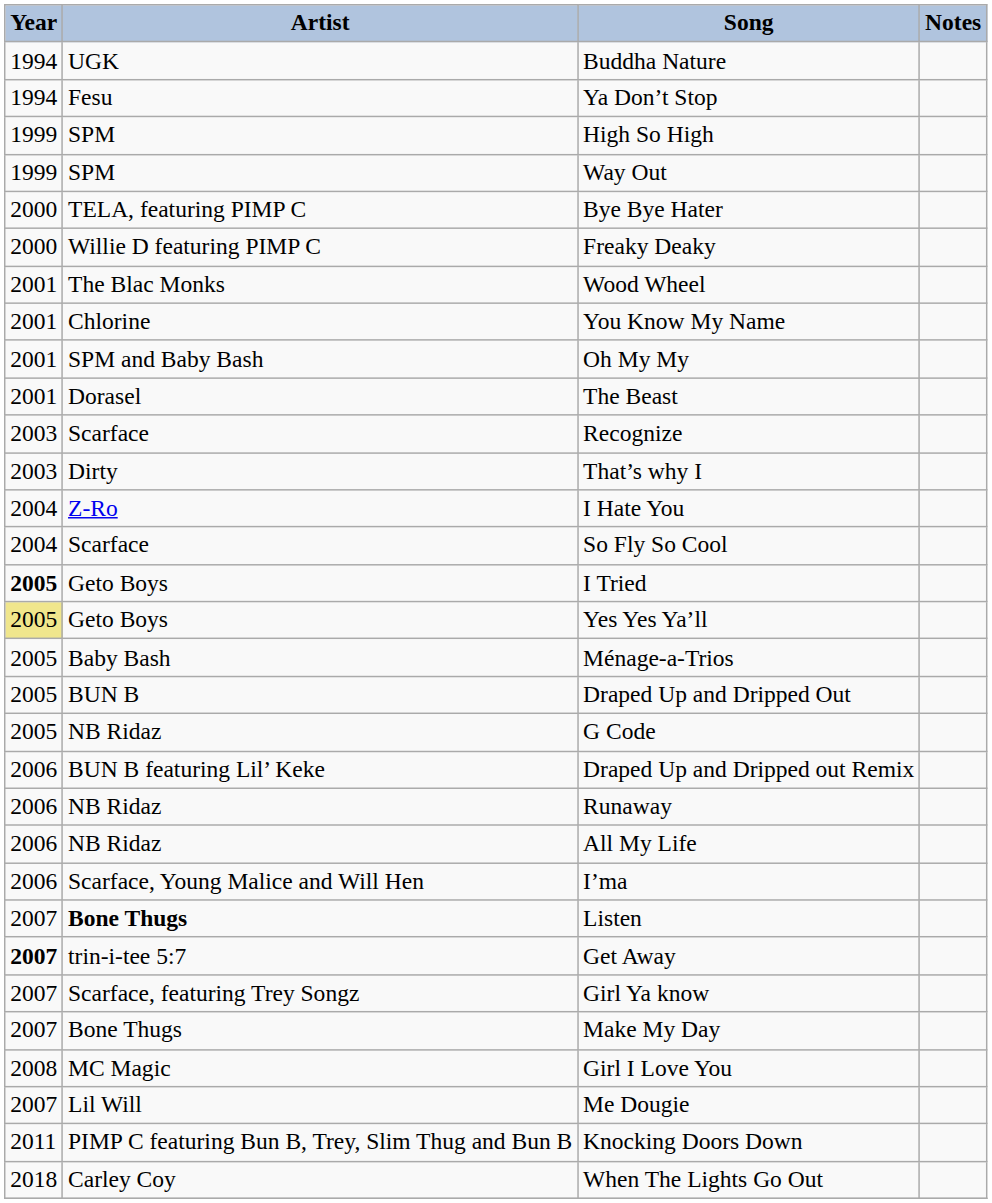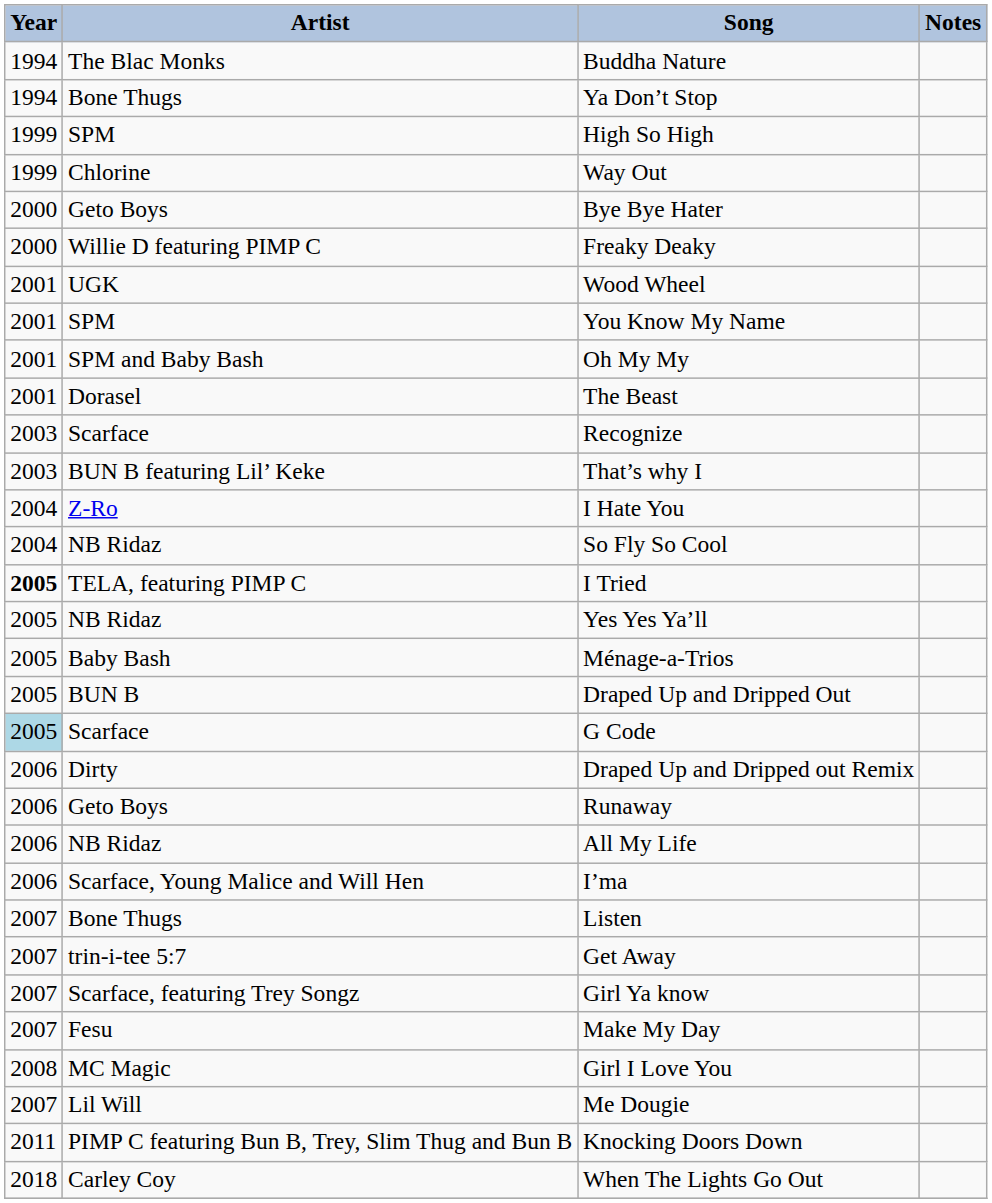(94, 60) UGK -> (146, 60) The Blac Monks
(90, 97) Fesu -> (125, 97) Bone Thugs
(92, 172) SPM -> (109, 172) Chlorine
(187, 209) TELA, featuring PIMP C -> (118, 209) Geto Boys
(146, 284) The Blac Monks -> (94, 284) UGK
(109, 321) Chlorine -> (92, 321) SPM
(93, 470) Dirty -> (196, 470) BUN B featuring Lil’ Keke
(109, 545) Scarface -> (115, 545) NB Ridaz
(118, 582) Geto Boys -> (187, 582) TELA, featuring PIMP C
(34, 619) khaki background -> (34, 619) no background
(118, 619) Geto Boys -> (115, 619) NB Ridaz
(34, 731) no background -> (34, 731) lightblue background
(115, 731) NB Ridaz -> (109, 731) Scarface
(196, 769) BUN B featuring Lil’ Keke -> (93, 769) Dirty
(115, 806) NB Ridaz -> (118, 806) Geto Boys
(128, 918) bold -> (125, 918) normal
(34, 955) bold -> (34, 955) normal
(125, 1030) Bone Thugs -> (90, 1030) Fesu
